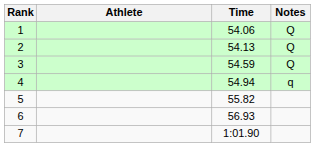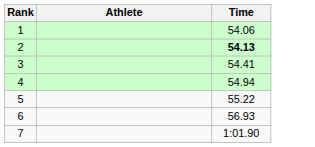- column: (290, 13)
(241, 47) normal -> (241, 47) bold
(241, 64) 54.59 -> (241, 64) 54.41
(241, 99) 55.82 -> (241, 99) 55.22
